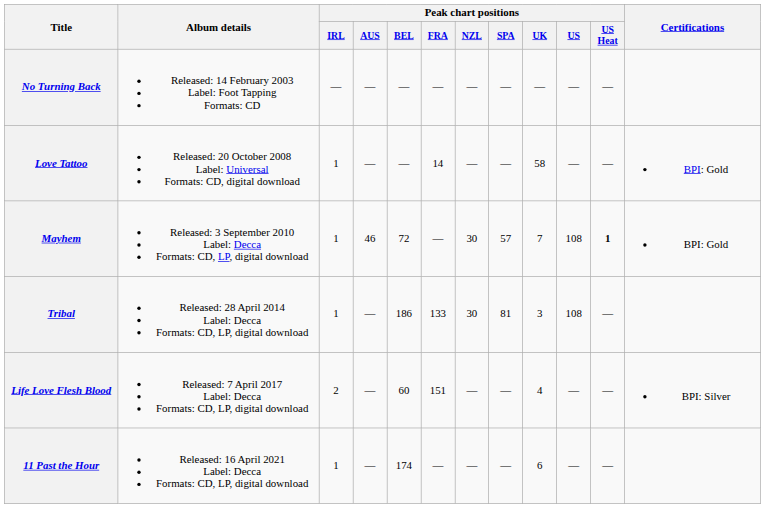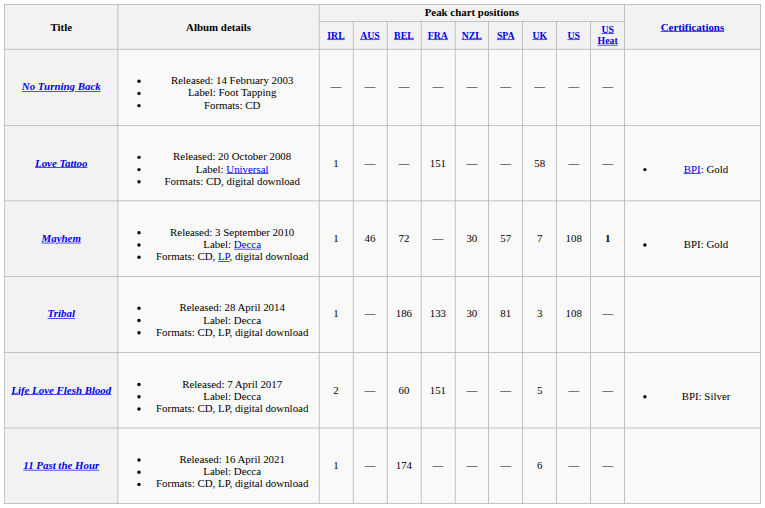(438, 163) 14 -> (438, 163) 151
(540, 390) 4 -> (540, 390) 5
